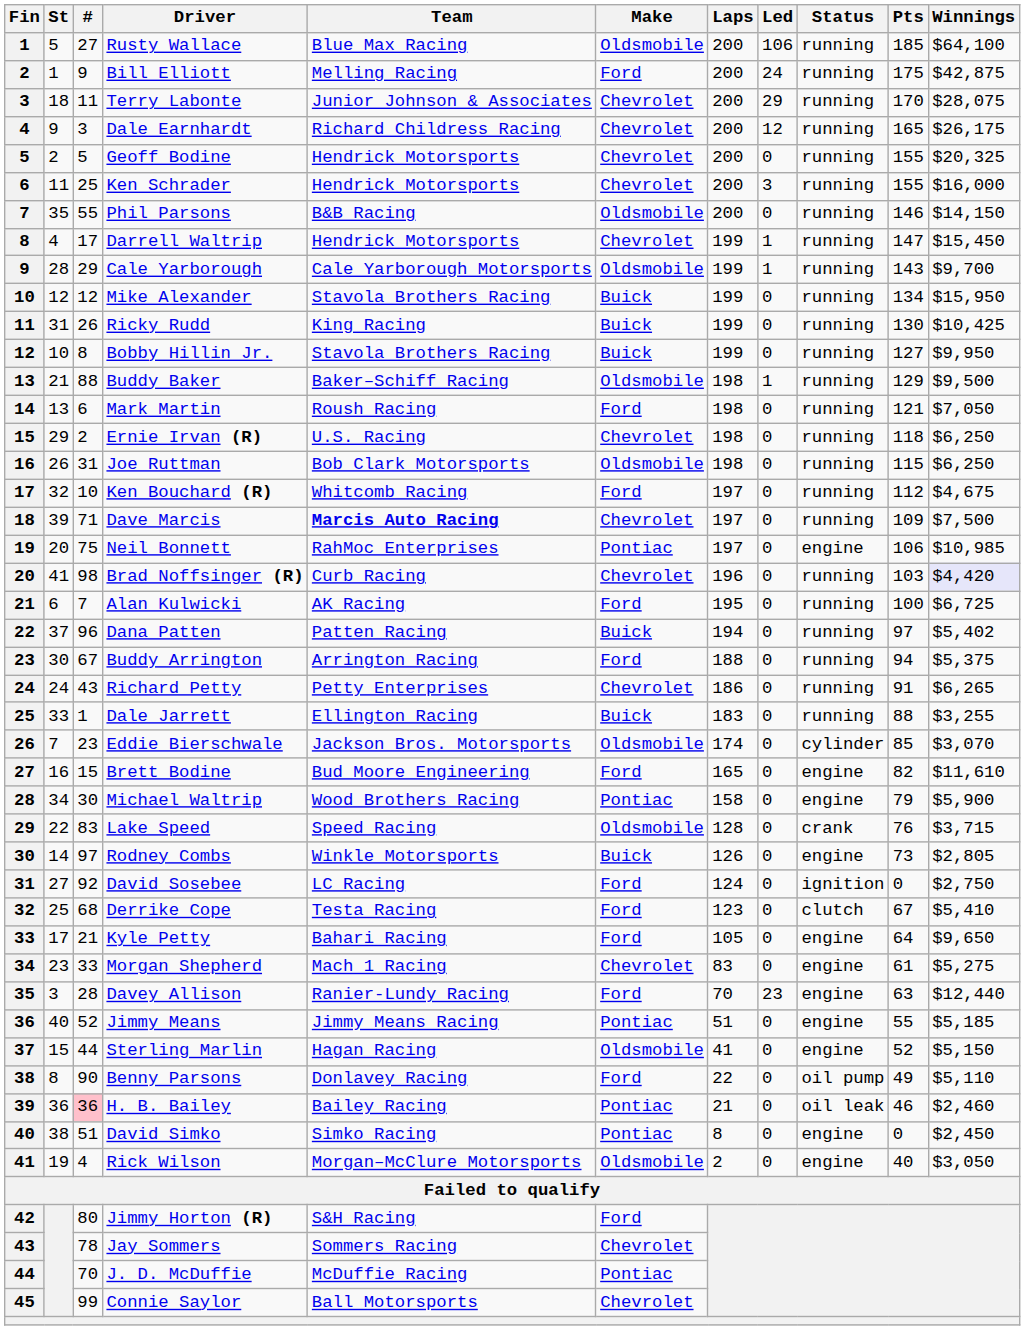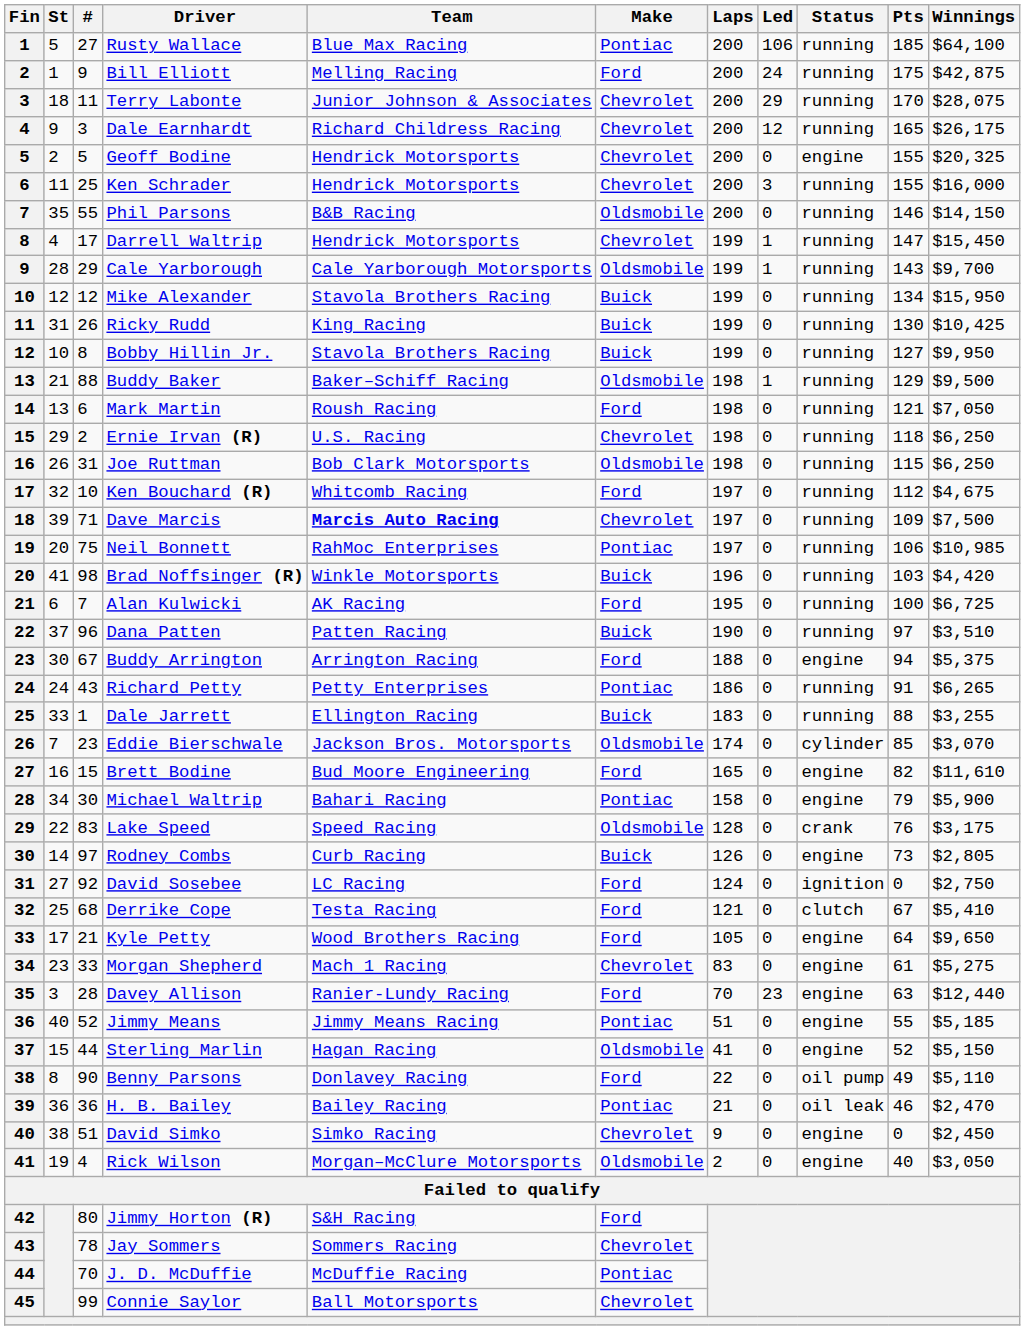(652, 47) Oldsmobile -> (636, 47) Pontiac
(838, 159) running -> (833, 159) engine
(833, 549) engine -> (838, 549) running
(369, 577) Curb Racing -> (405, 577) Winkle Motorsports
(647, 577) Chevrolet -> (626, 577) Buick
(963, 577) lavender background -> (963, 577) no background
(728, 633) 194 -> (728, 633) 190
(963, 633) $5,402 -> (963, 633) $3,510
(838, 661) running -> (833, 661) engine
(647, 689) Chevrolet -> (636, 689) Pontiac
(416, 801) Wood Brothers Racing -> (379, 801) Bahari Racing
(963, 828) $3,715 -> (963, 828) $3,175
(405, 856) Winkle Motorsports -> (369, 856) Curb Racing
(728, 912) 123 -> (728, 912) 121
(379, 940) Bahari Racing -> (416, 940) Wood Brothers Racing
(88, 1108) pink background -> (88, 1108) no background
(963, 1108) $2,460 -> (963, 1108) $2,470
(636, 1135) Pontiac -> (647, 1135) Chevrolet
(717, 1135) 8 -> (717, 1135) 9
